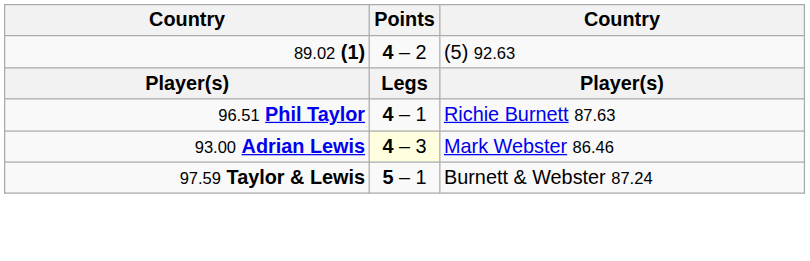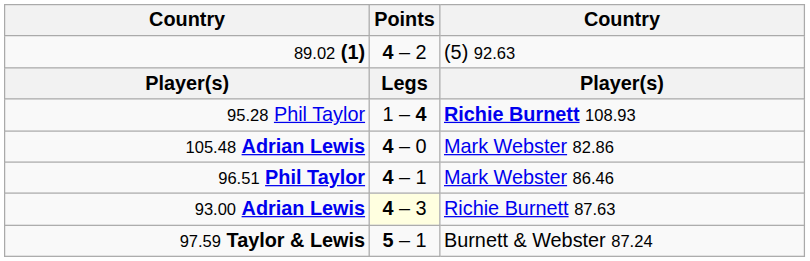+ row: (296, 114)
+ row: (275, 146)
(530, 114) Richie Burnett 87.63 -> (529, 177) Mark Webster 86.46
(529, 146) Mark Webster 86.46 -> (530, 209) Richie Burnett 87.63
